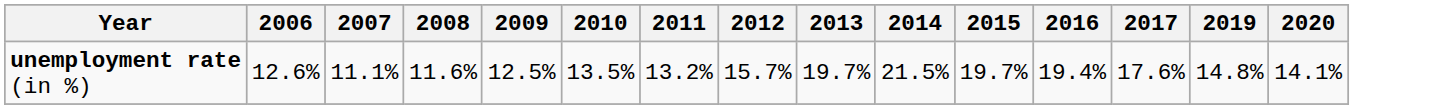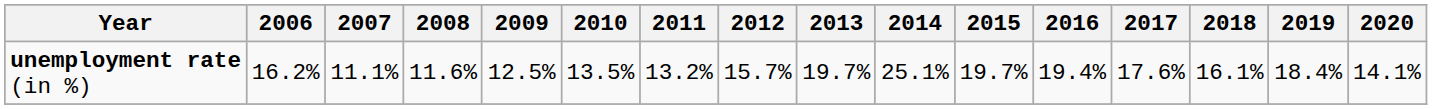+ column: (1230, 23)
(286, 73) 12.6% -> (286, 73) 16.2%
(915, 73) 21.5% -> (915, 73) 25.1%
(1230, 73) 14.8% -> (1308, 73) 18.4%
